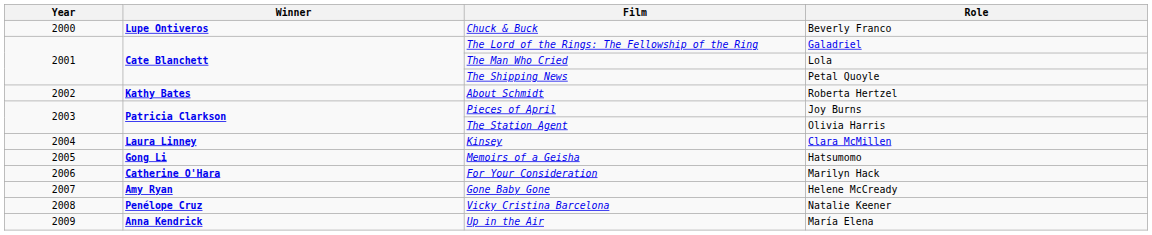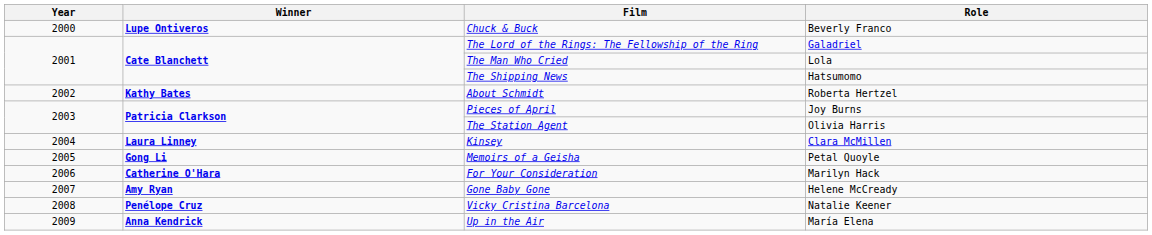(844, 77) Petal Quoyle -> (835, 77) Hatsumomo
(835, 157) Hatsumomo -> (844, 157) Petal Quoyle
